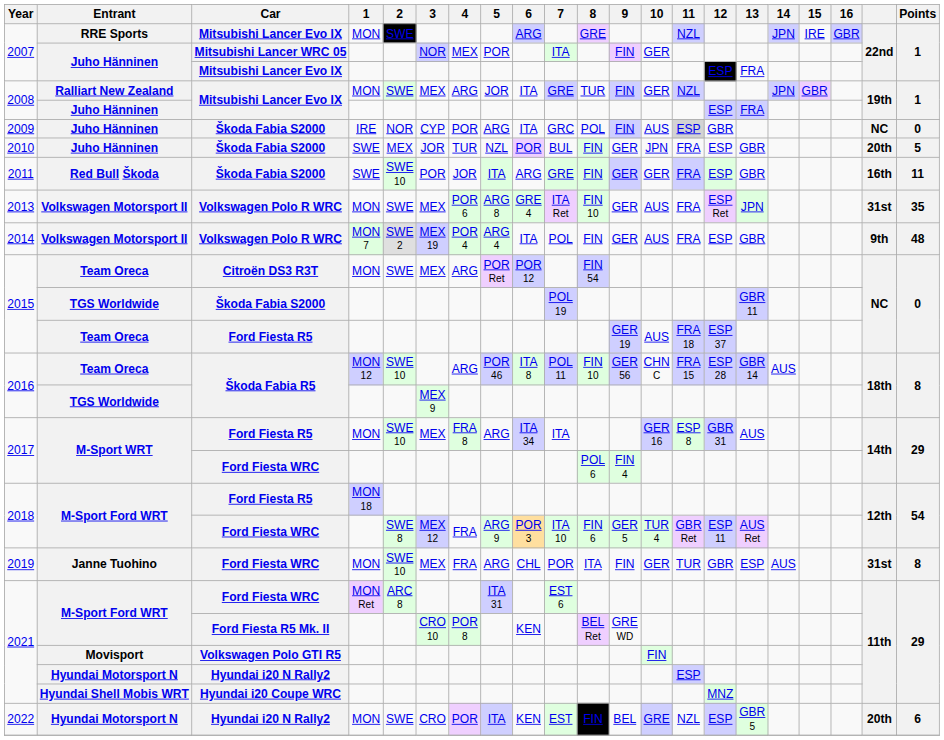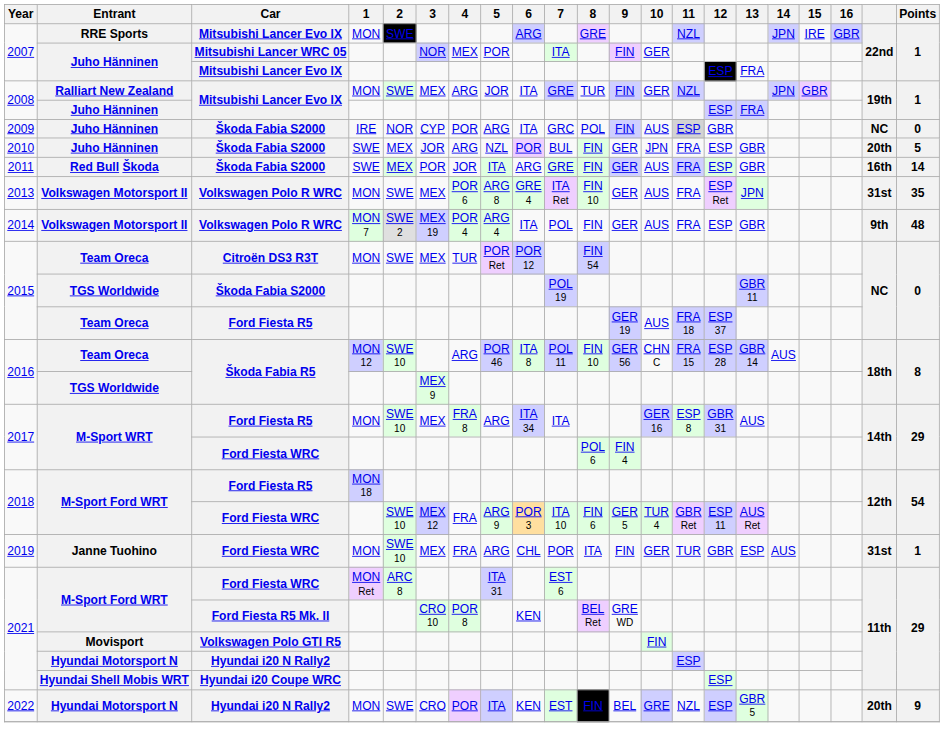(465, 148) TUR -> (465, 148) ARG
(400, 174) SWE 10 -> (400, 167) MEX
(657, 174) GER -> (657, 167) AUS
(918, 174) 11 -> (918, 167) 14
(465, 272) ARG -> (465, 258) TUR
(400, 532) SWE 8 -> (400, 519) SWE 10
(918, 565) 8 -> (918, 551) 1
(720, 694) MNZ -> (720, 680) ESP
(918, 720) 6 -> (918, 706) 9
